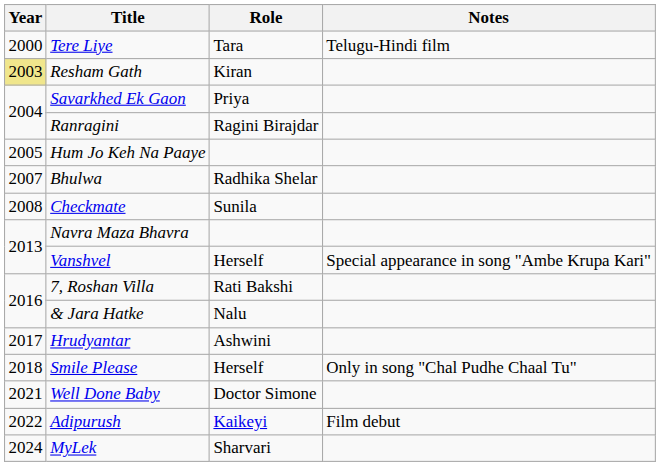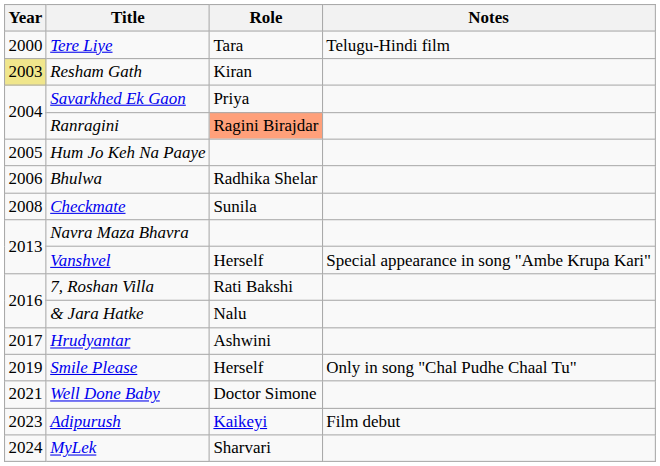(266, 125) no background -> (266, 125) lightsalmon background
(25, 179) 2007 -> (25, 179) 2006
(25, 367) 2018 -> (25, 367) 2019
(25, 421) 2022 -> (25, 421) 2023
